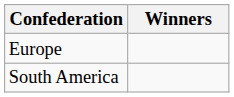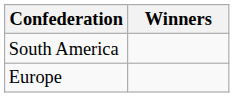rows swapped: (35, 48) <-> (64, 77)
